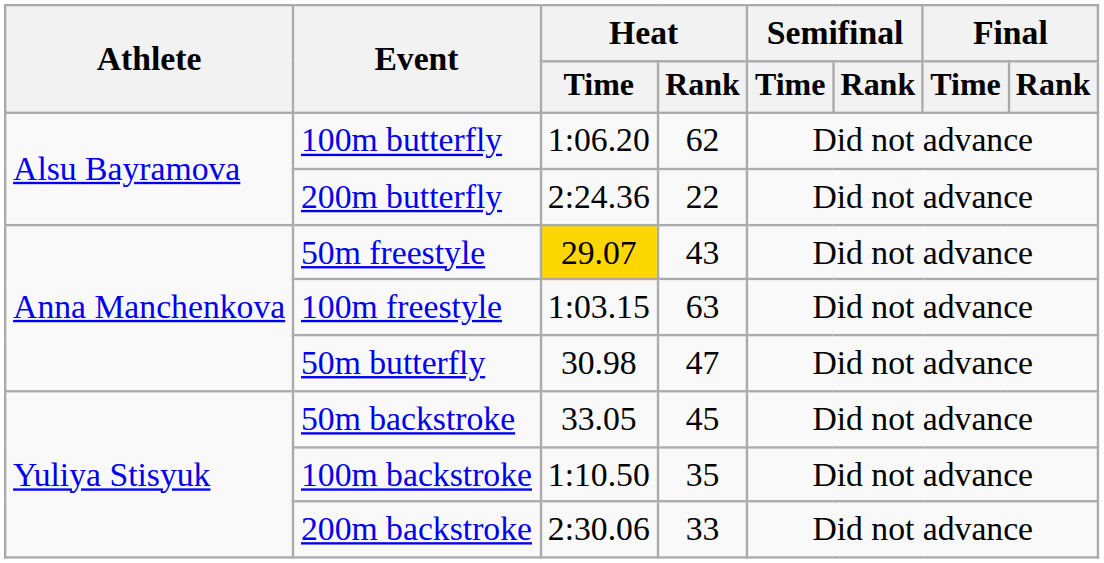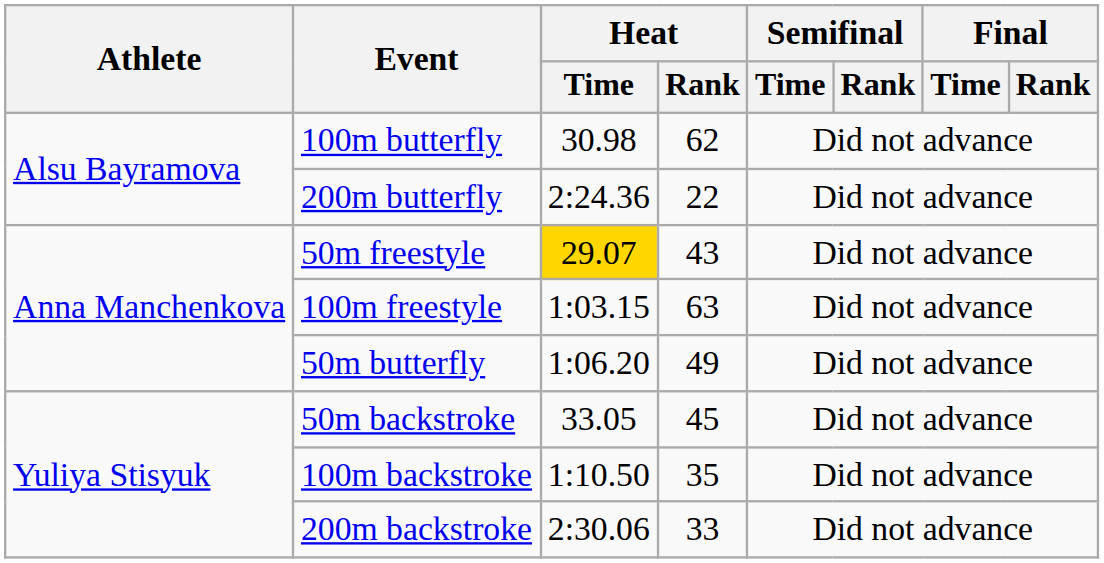(599, 140) 1:06.20 -> (599, 140) 30.98
(599, 363) 30.98 -> (599, 363) 1:06.20
(703, 363) 47 -> (703, 363) 49
